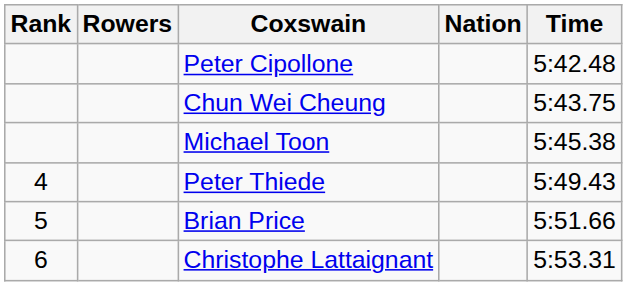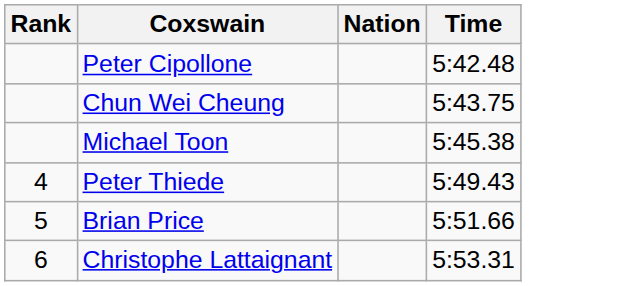- column: (127, 24)
